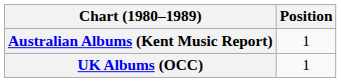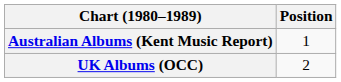(306, 65) 1 -> (306, 65) 2
